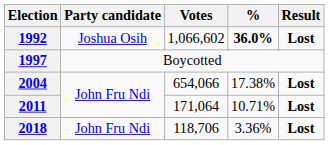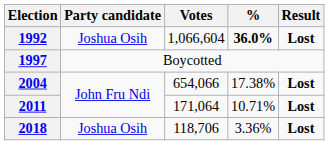(196, 38) 1,066,602 -> (196, 38) 1,066,604
(113, 128) John Fru Ndi -> (113, 128) Joshua Osih
